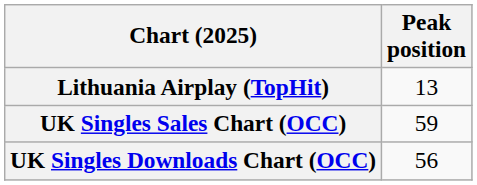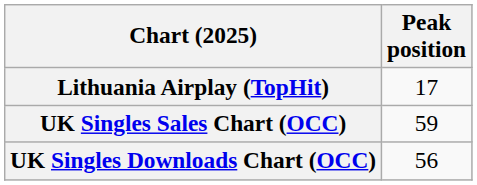(427, 86) 13 -> (427, 86) 17
